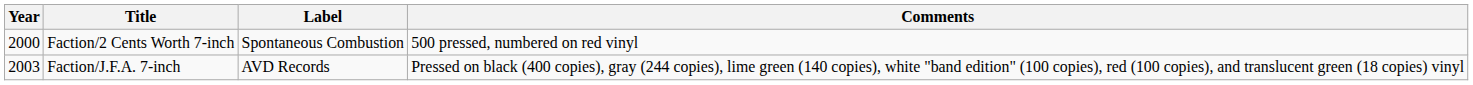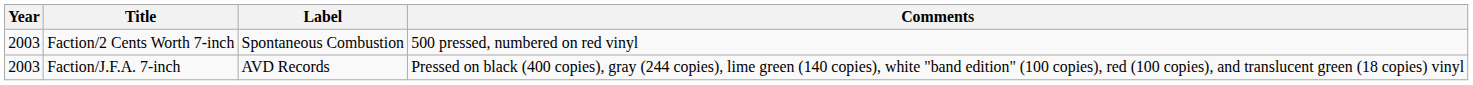(24, 42) 2000 -> (24, 42) 2003
